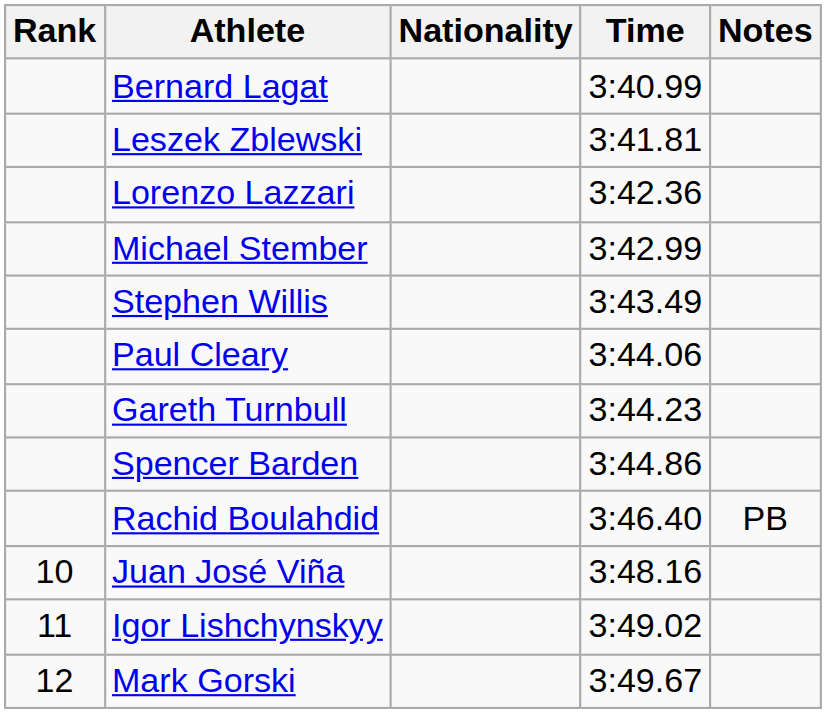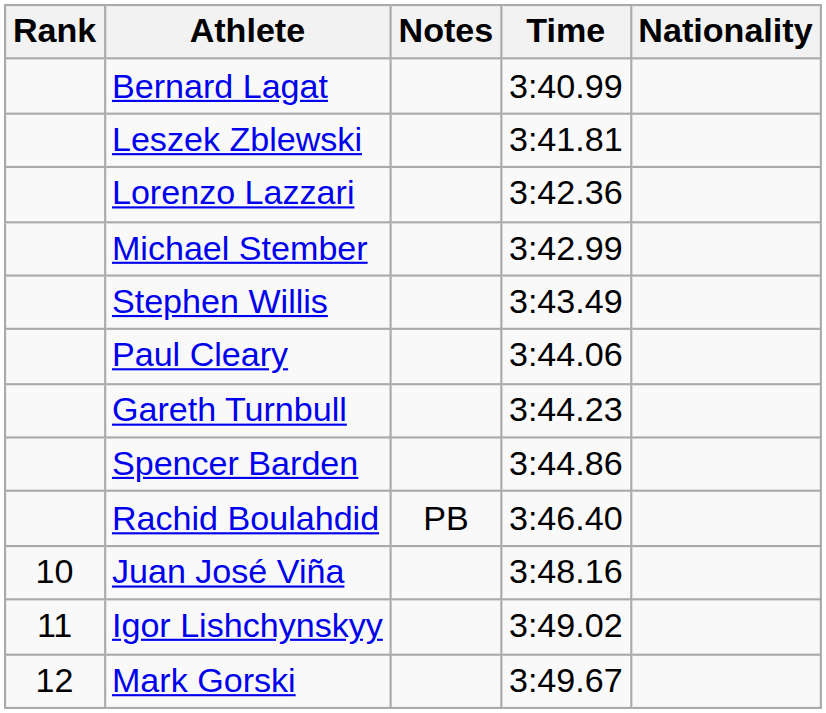columns swapped: (486, 31) <-> (765, 31)
